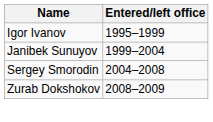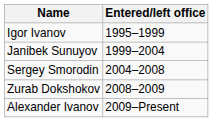+ row: (53, 107)
